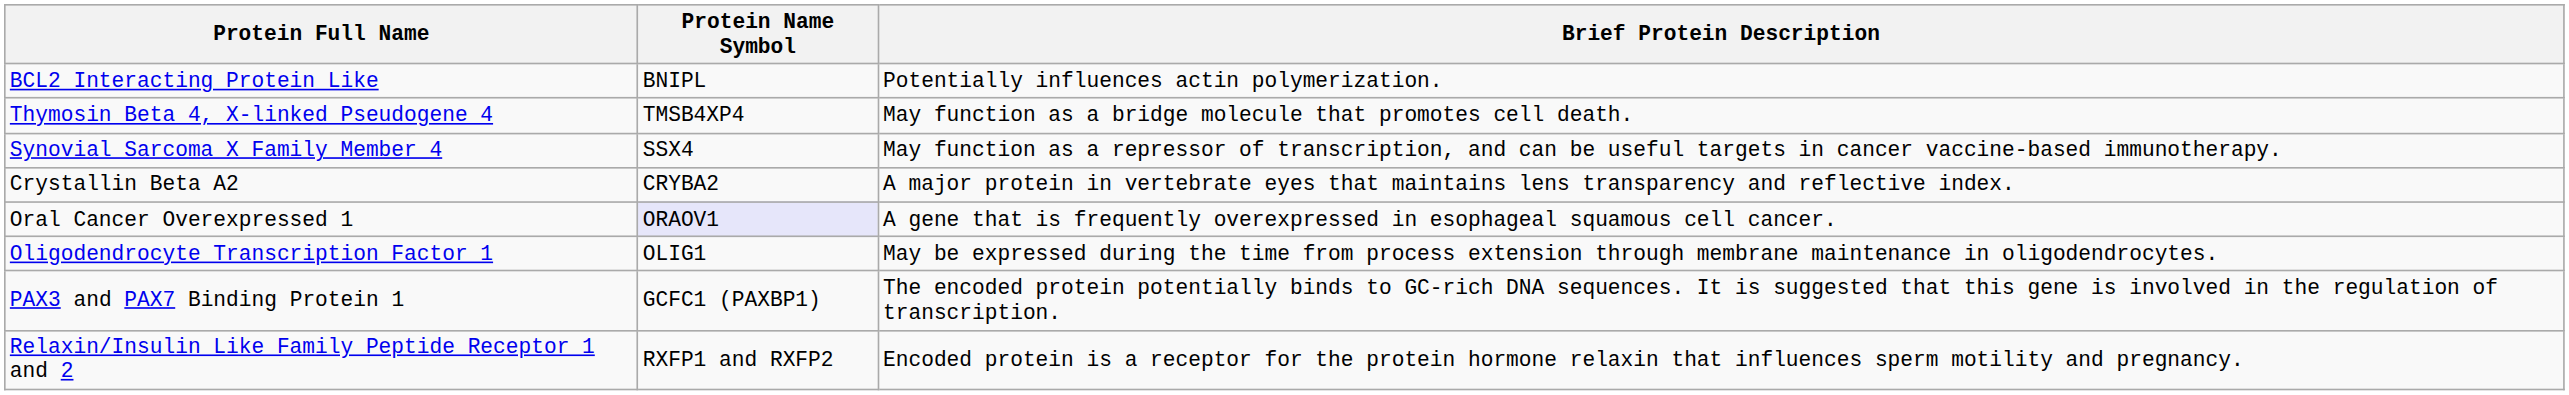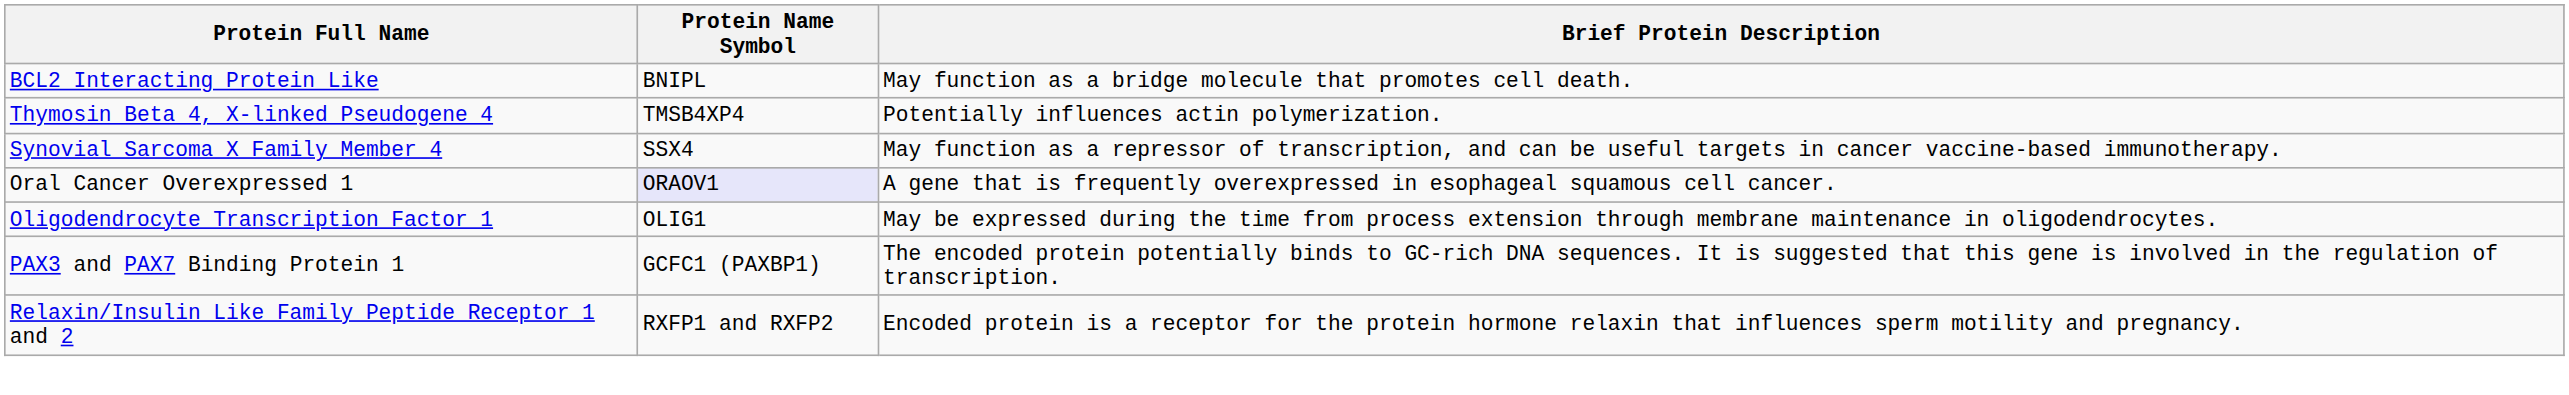(1163, 81) Potentially influences actin polymerization. -> (1258, 81) May function as a bridge molecule that promotes cell death.
(1258, 116) May function as a bridge molecule that promotes cell death. -> (1163, 116) Potentially influences actin polymerization.
- row: (124, 185)
